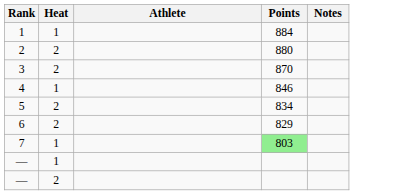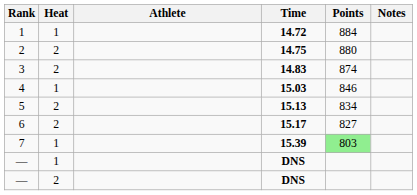+ column: (293, 13)
(284, 69) 870 -> (348, 69) 874
(284, 124) 829 -> (348, 124) 827
